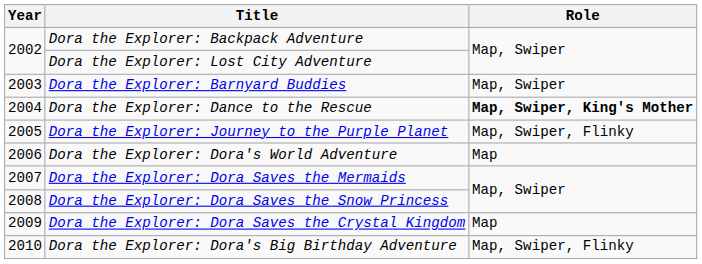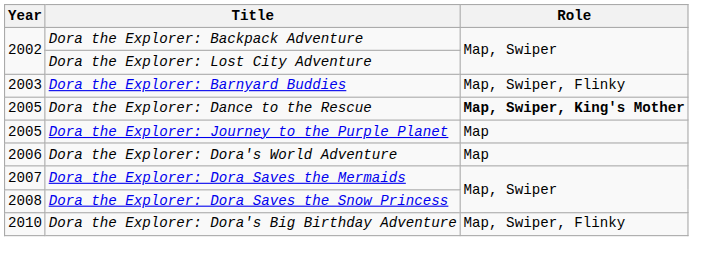(519, 85) Map, Swiper -> (544, 85) Map, Swiper, Flinky
(25, 108) 2004 -> (25, 108) 2005
(553, 132) Map, Swiper, Flinky -> (476, 132) Map
- row: (257, 224)
